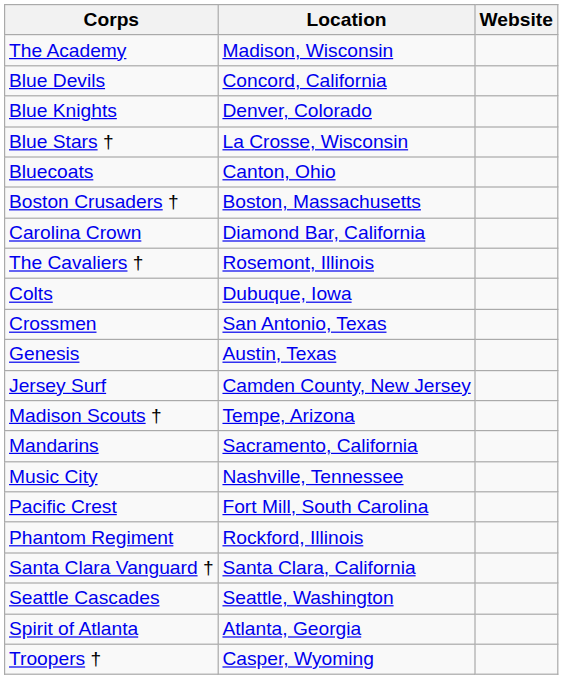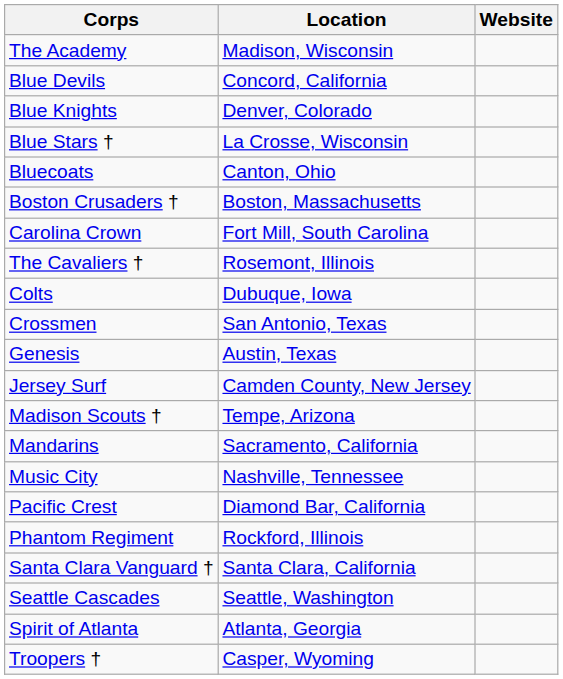(324, 232) Diamond Bar, California -> (325, 232) Fort Mill, South Carolina
(325, 506) Fort Mill, South Carolina -> (324, 506) Diamond Bar, California
